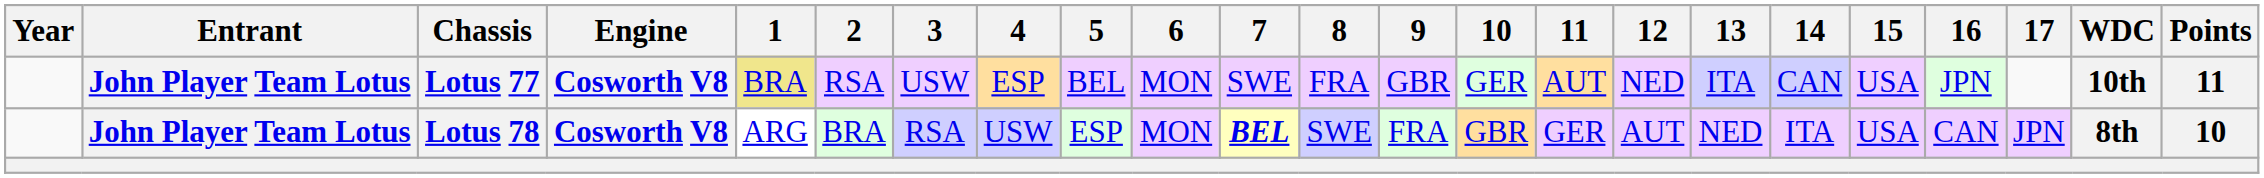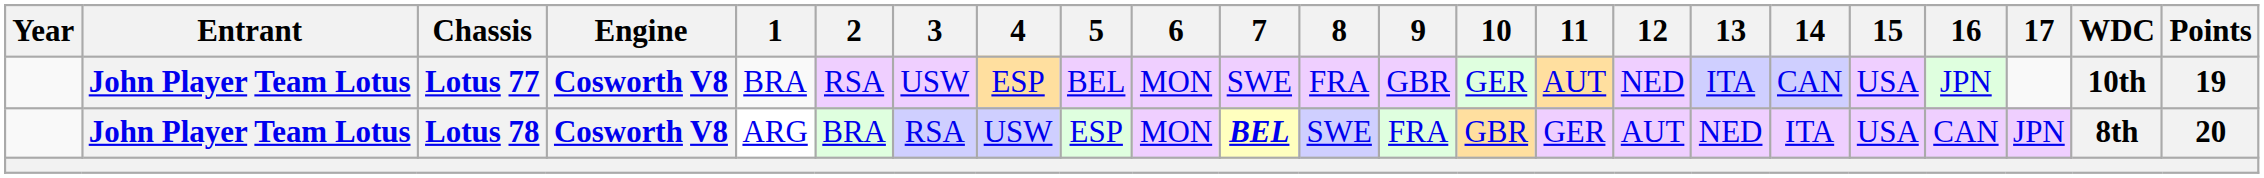(775, 81) khaki background -> (775, 81) no background
(2211, 81) 11 -> (2211, 81) 19
(2211, 132) 10 -> (2211, 132) 20
